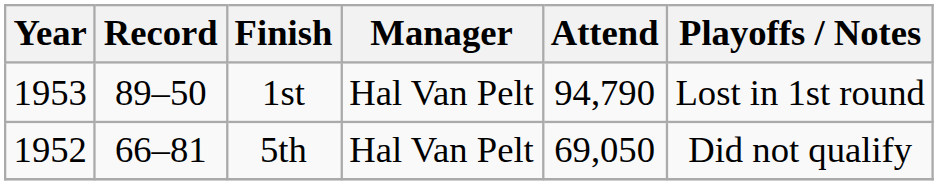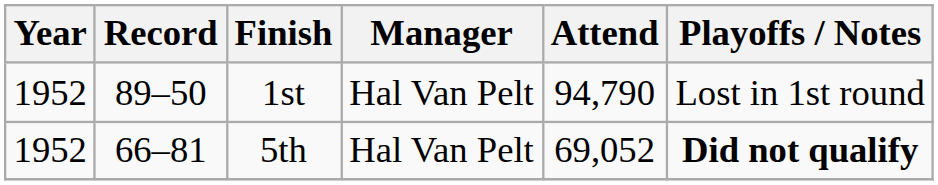(50, 91) 1953 -> (50, 91) 1952
(605, 149) 69,050 -> (605, 149) 69,052
(800, 149) normal -> (800, 149) bold
